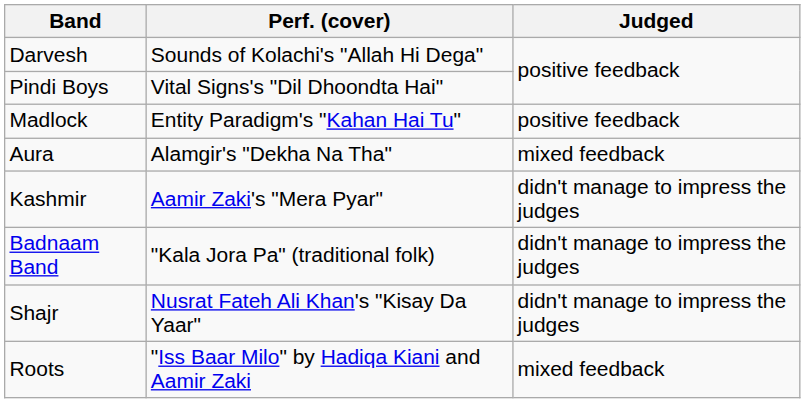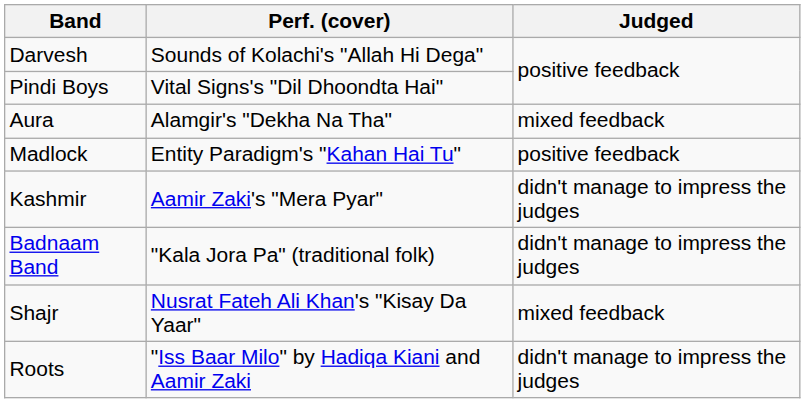rows swapped: (32, 154) <-> (49, 120)
(652, 312) didn't manage to impress the judges -> (591, 312) mixed feedback
(591, 369) mixed feedback -> (652, 369) didn't manage to impress the judges
